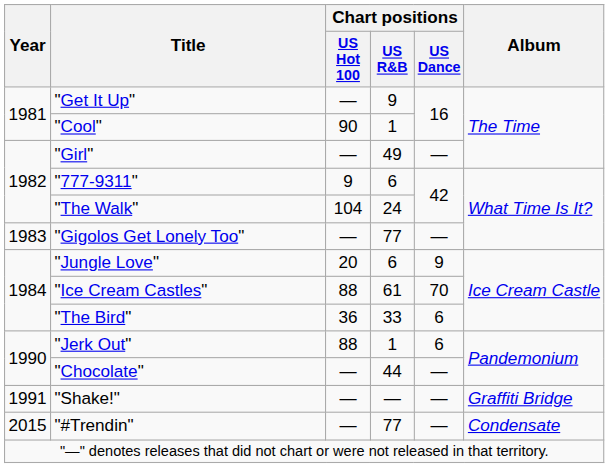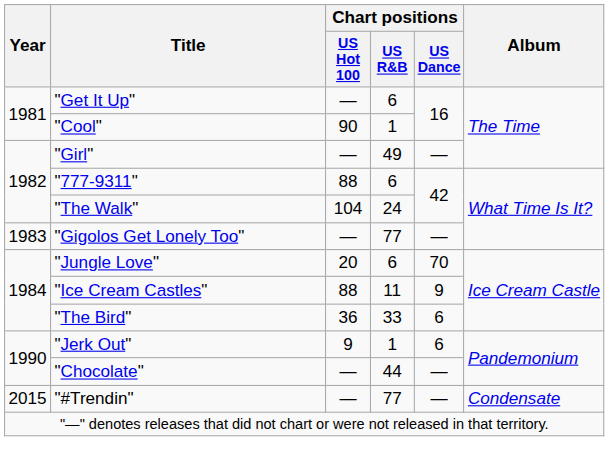(392, 100) 9 -> (392, 100) 6
(348, 181) 9 -> (348, 181) 88
(439, 263) 9 -> (439, 263) 70
(392, 290) 61 -> (392, 290) 11
(439, 290) 70 -> (439, 290) 9
(348, 344) 88 -> (348, 344) 9
- row: (87, 398)
